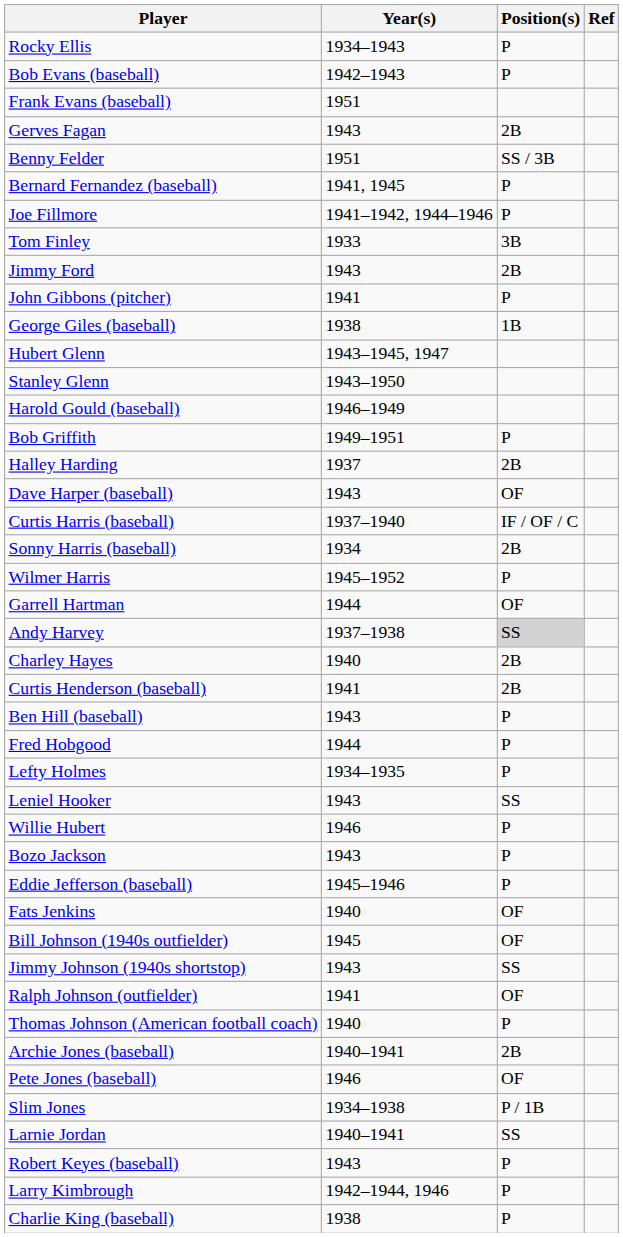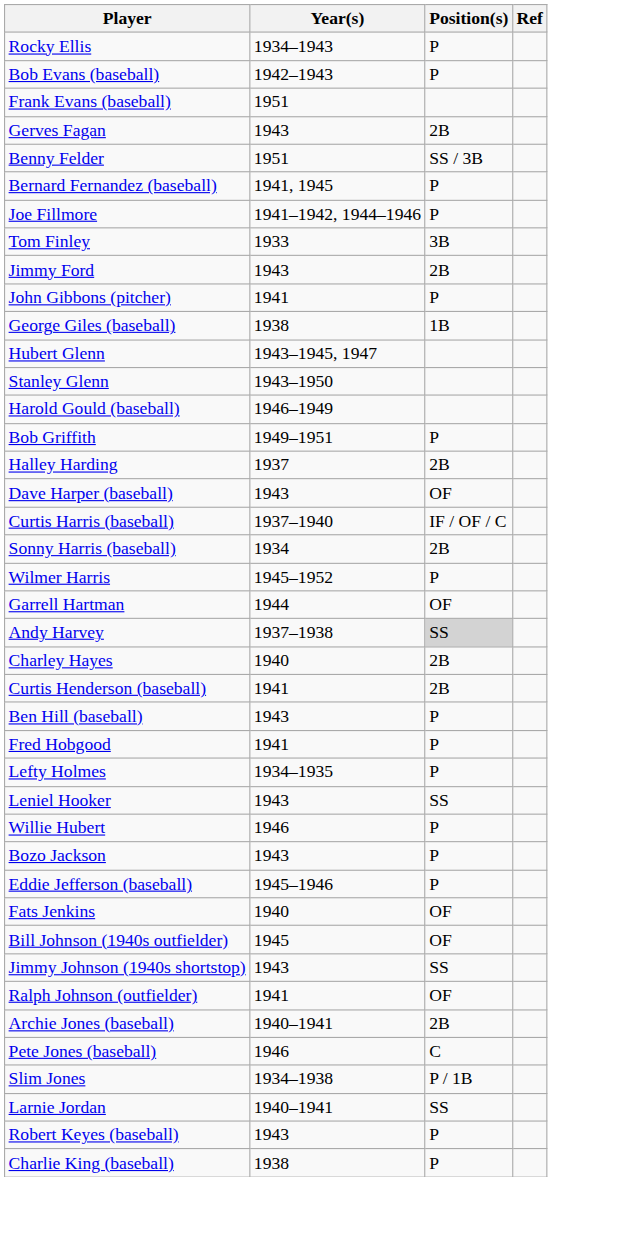(343, 744) 1944 -> (271, 744) 1941
- row: (163, 1023)
(512, 1079) OF -> (435, 1051) C
- row: (71, 1190)
